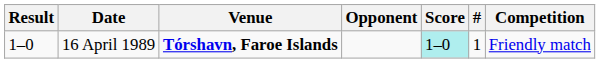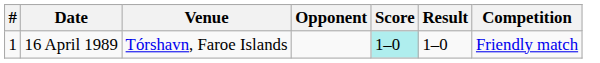columns swapped: (477, 17) <-> (31, 17)
(250, 44) bold -> (207, 44) normal
